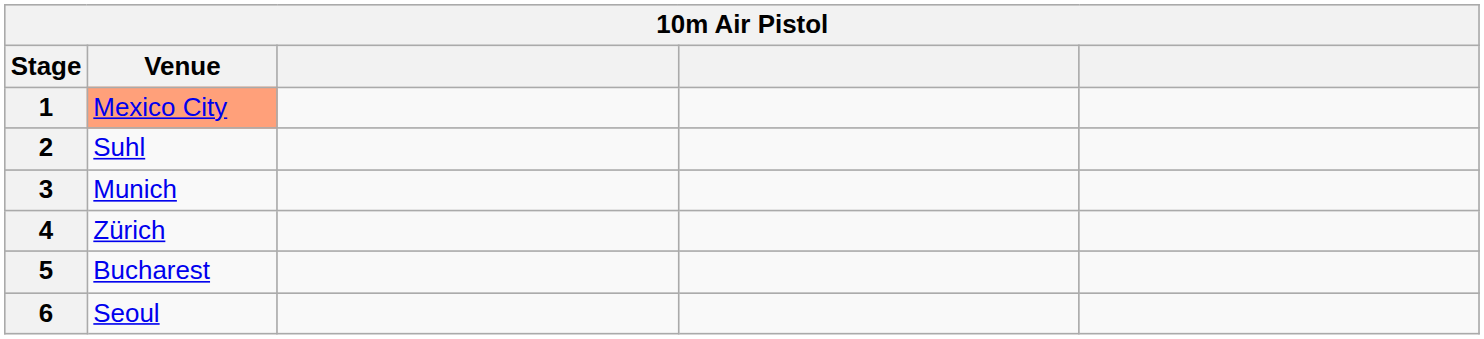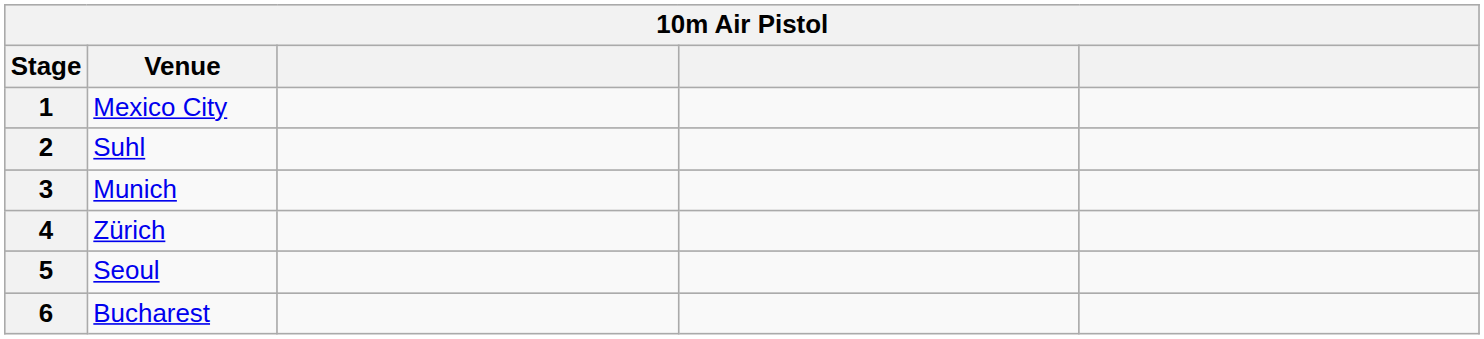(160, 107) lightsalmon background -> (160, 107) no background
(152, 271) Bucharest -> (126, 271) Seoul
(126, 312) Seoul -> (152, 312) Bucharest
